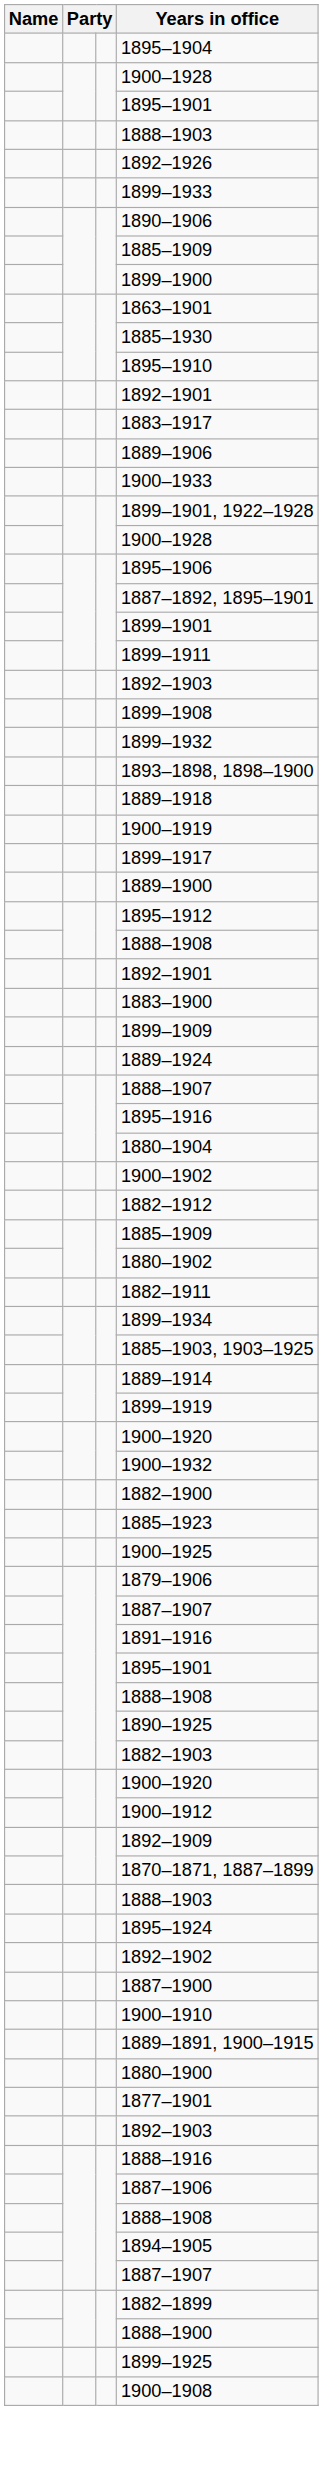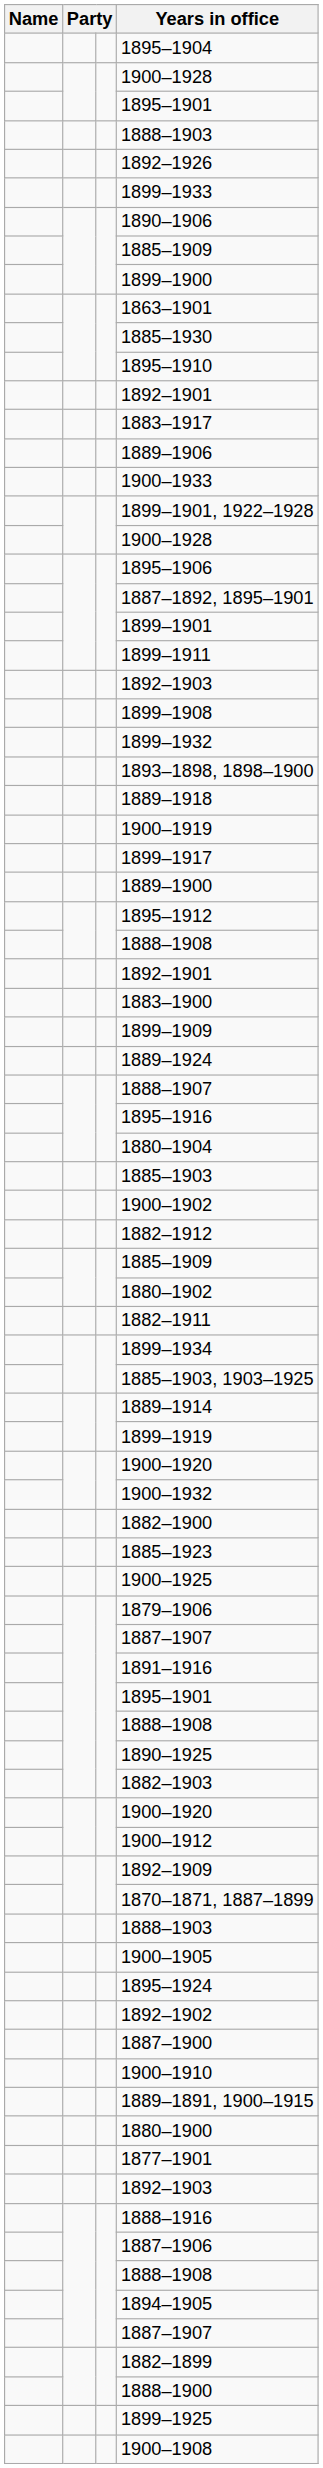+ row: (34, 1176)
+ row: (34, 1957)
